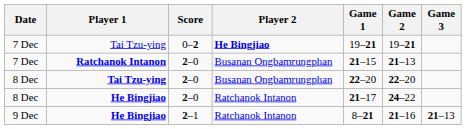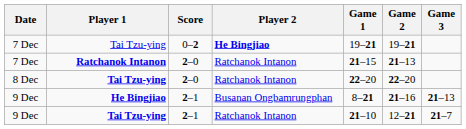(273, 62) Busanan Ongbamrungphan -> (255, 62) Ratchanok Intanon
(273, 79) Busanan Ongbamrungphan -> (255, 79) Ratchanok Intanon
- row: (25, 97)
(255, 115) Ratchanok Intanon -> (273, 97) Busanan Ongbamrungphan
+ row: (25, 115)
